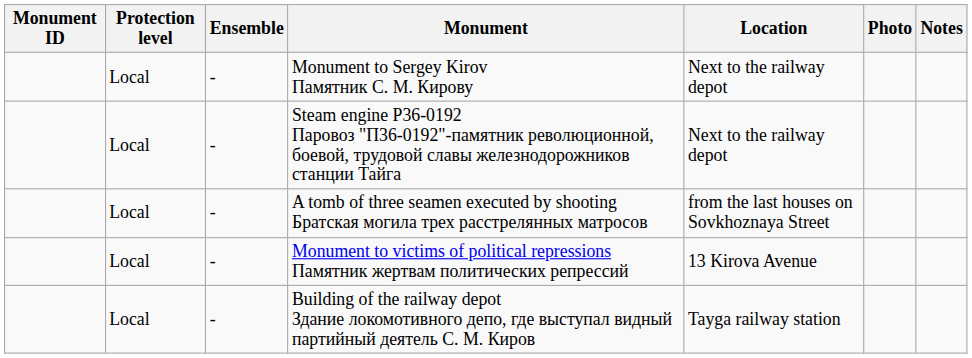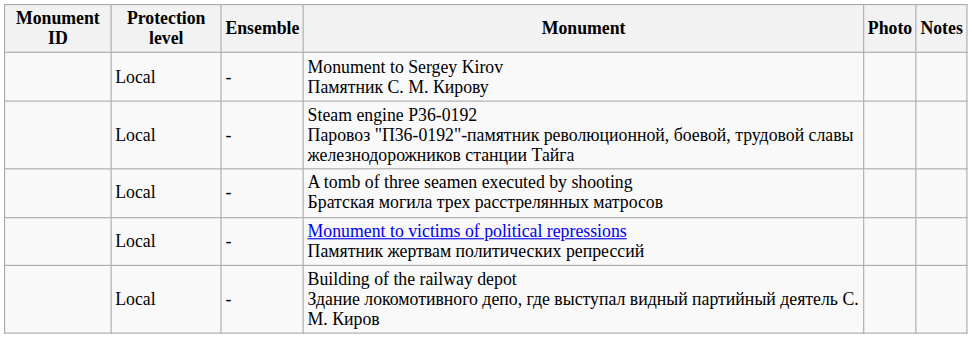- column: (774, 28)
